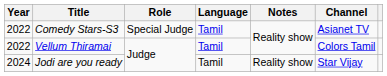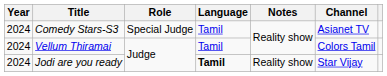(19, 29) 2022 -> (19, 29) 2024
(19, 46) 2022 -> (19, 46) 2024
(210, 63) normal -> (211, 63) bold
